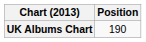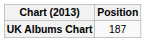(118, 29) 190 -> (118, 29) 187
